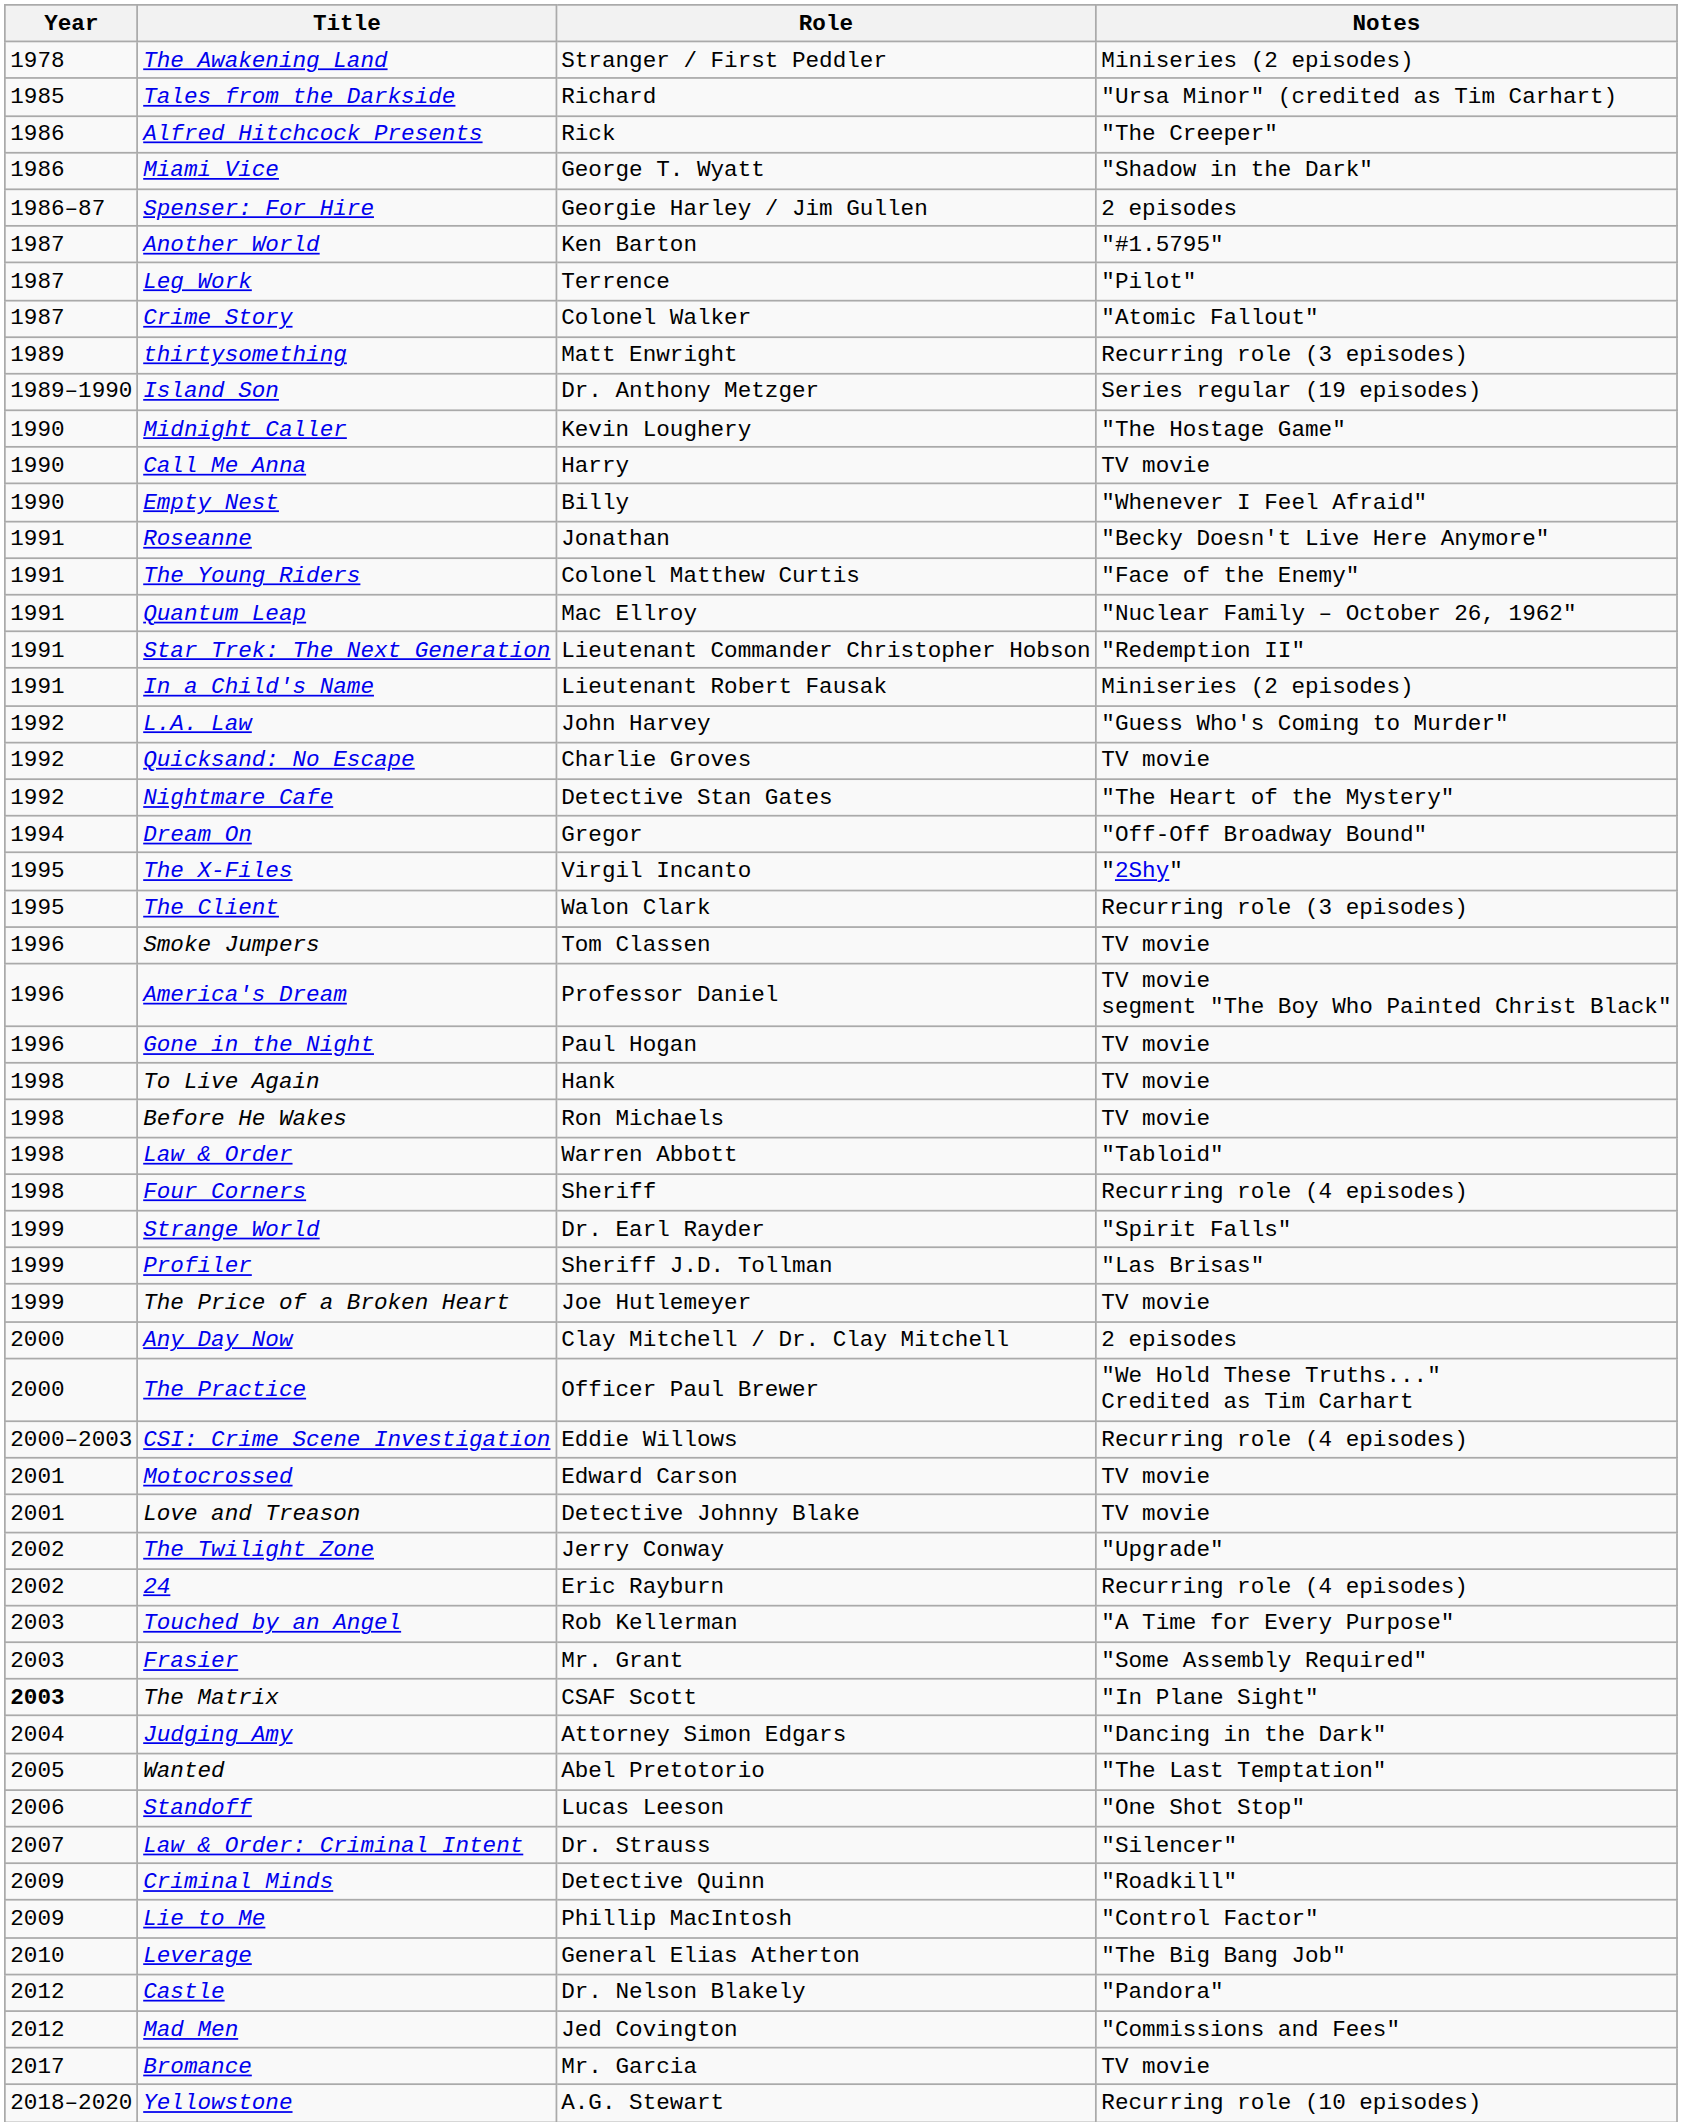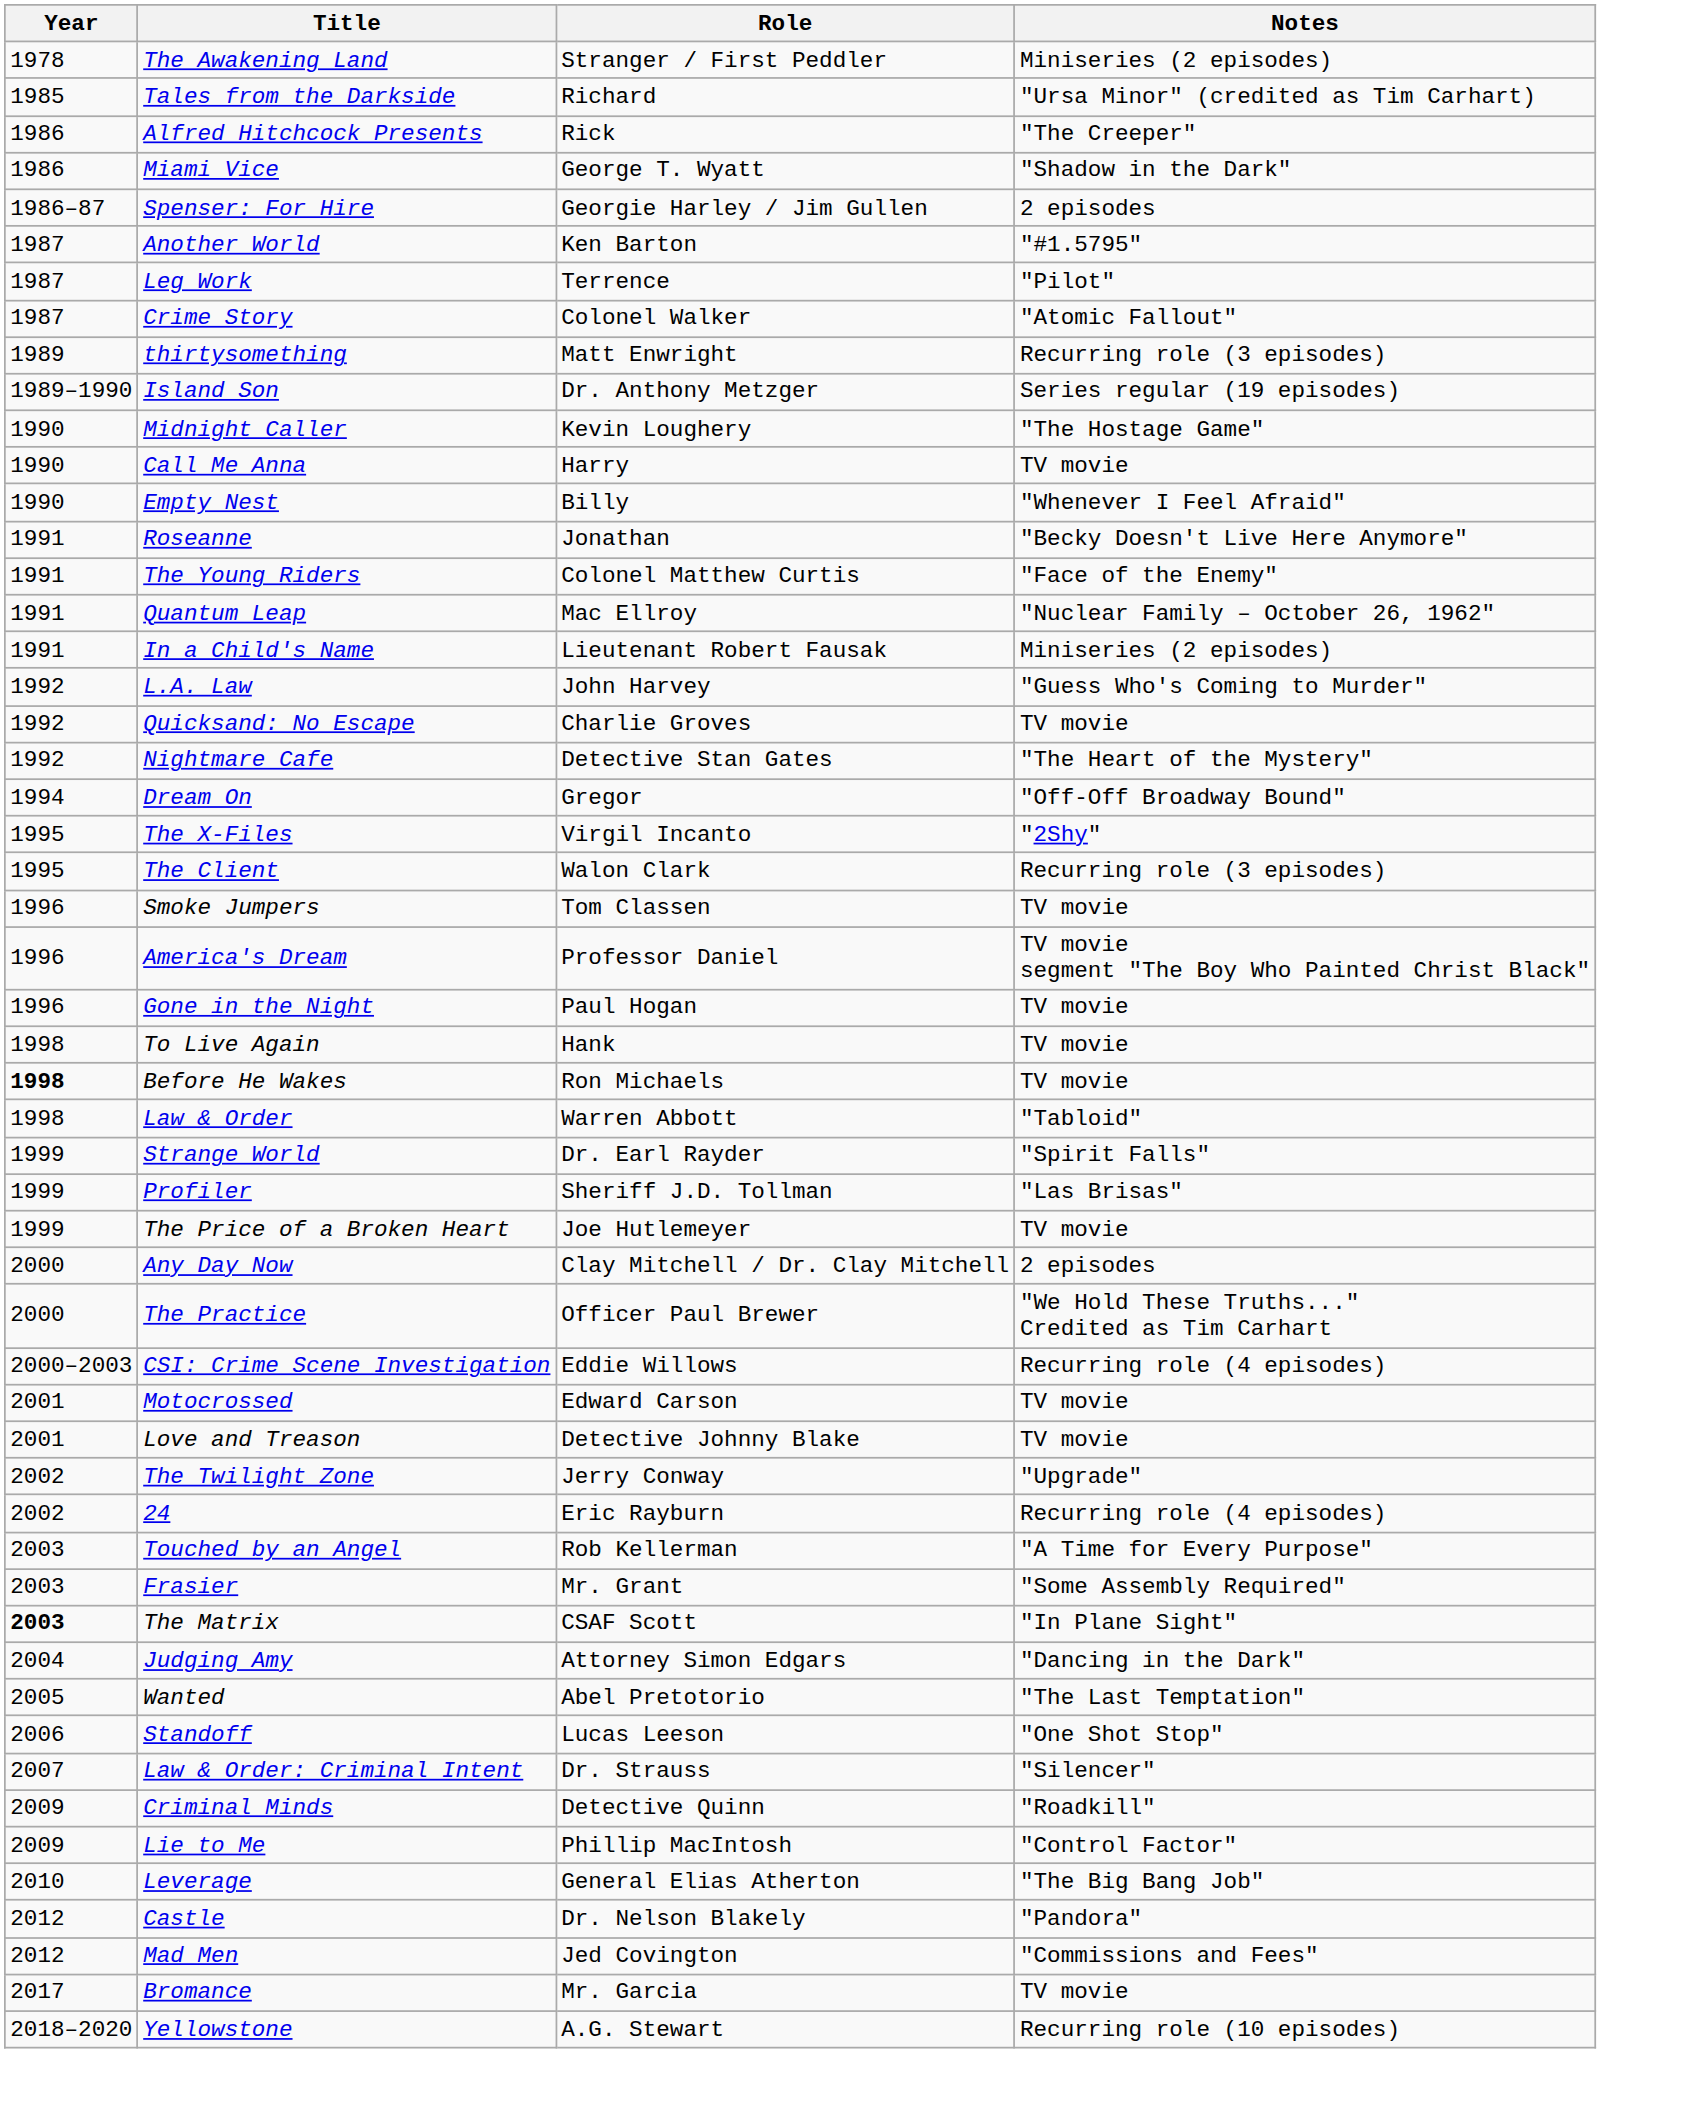- row: (347, 650)
(37, 1119) normal -> (37, 1082) bold
- row: (225, 1192)
